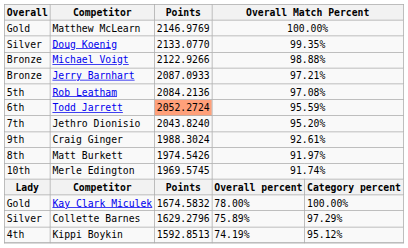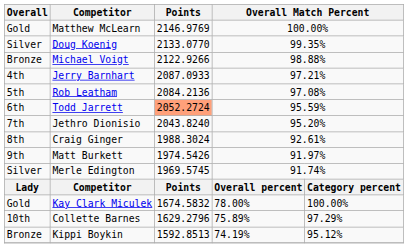(24, 76) Bronze -> (16, 76) 4th
(16, 139) 9th -> (16, 139) 8th
(16, 155) 8th -> (16, 155) 9th
(18, 171) 10th -> (24, 171) Silver
(24, 219) Silver -> (18, 219) 10th
(16, 235) 4th -> (24, 235) Bronze
